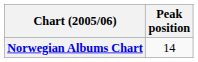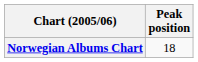(169, 47) 14 -> (169, 47) 18
